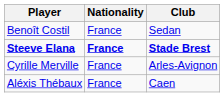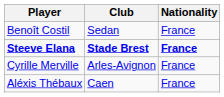columns swapped: (115, 13) <-> (183, 13)
